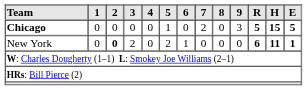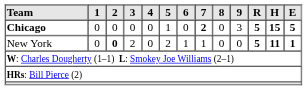(204, 27) normal -> (204, 27) bold
(204, 43) 0 -> (204, 43) 1
(257, 43) 6 -> (257, 43) 5
